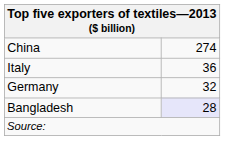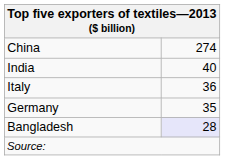+ row: (21, 68)
(210, 87) 32 -> (210, 107) 35
